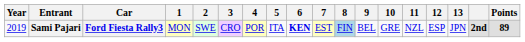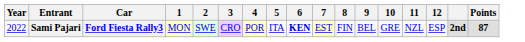- column: (458, 12)
(16, 28) 2019 -> (16, 28) 2022
(345, 28) lightblue background -> (345, 28) no background
(504, 28) 89 -> (483, 28) 87
